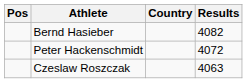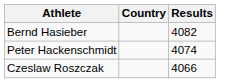- column: (18, 13)
(211, 50) 4072 -> (184, 50) 4074
(211, 68) 4063 -> (184, 68) 4066
